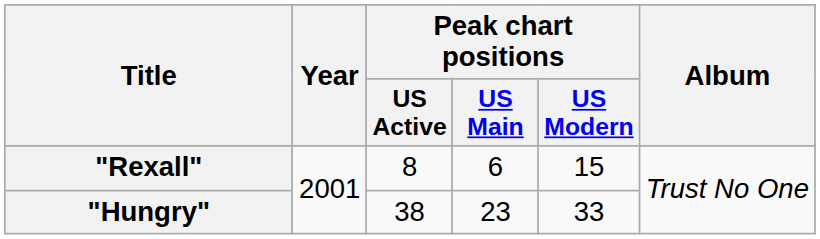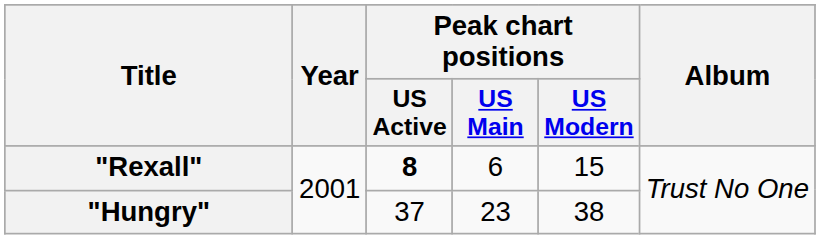(410, 167) normal -> (410, 167) bold
(410, 211) 38 -> (410, 211) 37
(589, 211) 33 -> (589, 211) 38
